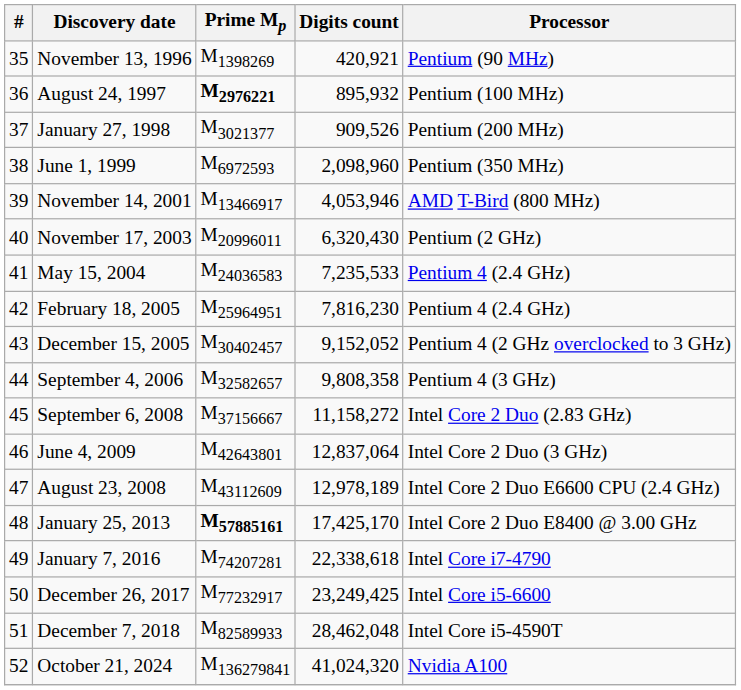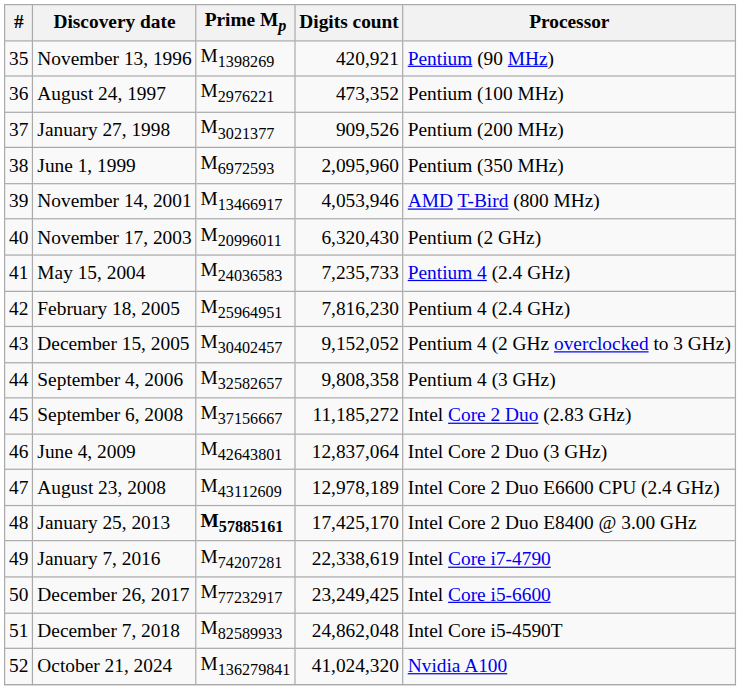(238, 93) bold -> (237, 93) normal
(367, 93) 895,932 -> (367, 93) 473,352
(360, 165) 2,098,960 -> (360, 165) 2,095,960
(360, 272) 7,235,533 -> (360, 272) 7,235,733
(356, 415) 11,158,272 -> (356, 415) 11,185,272
(355, 558) 22,338,618 -> (355, 558) 22,338,619
(355, 630) 28,462,048 -> (355, 630) 24,862,048
